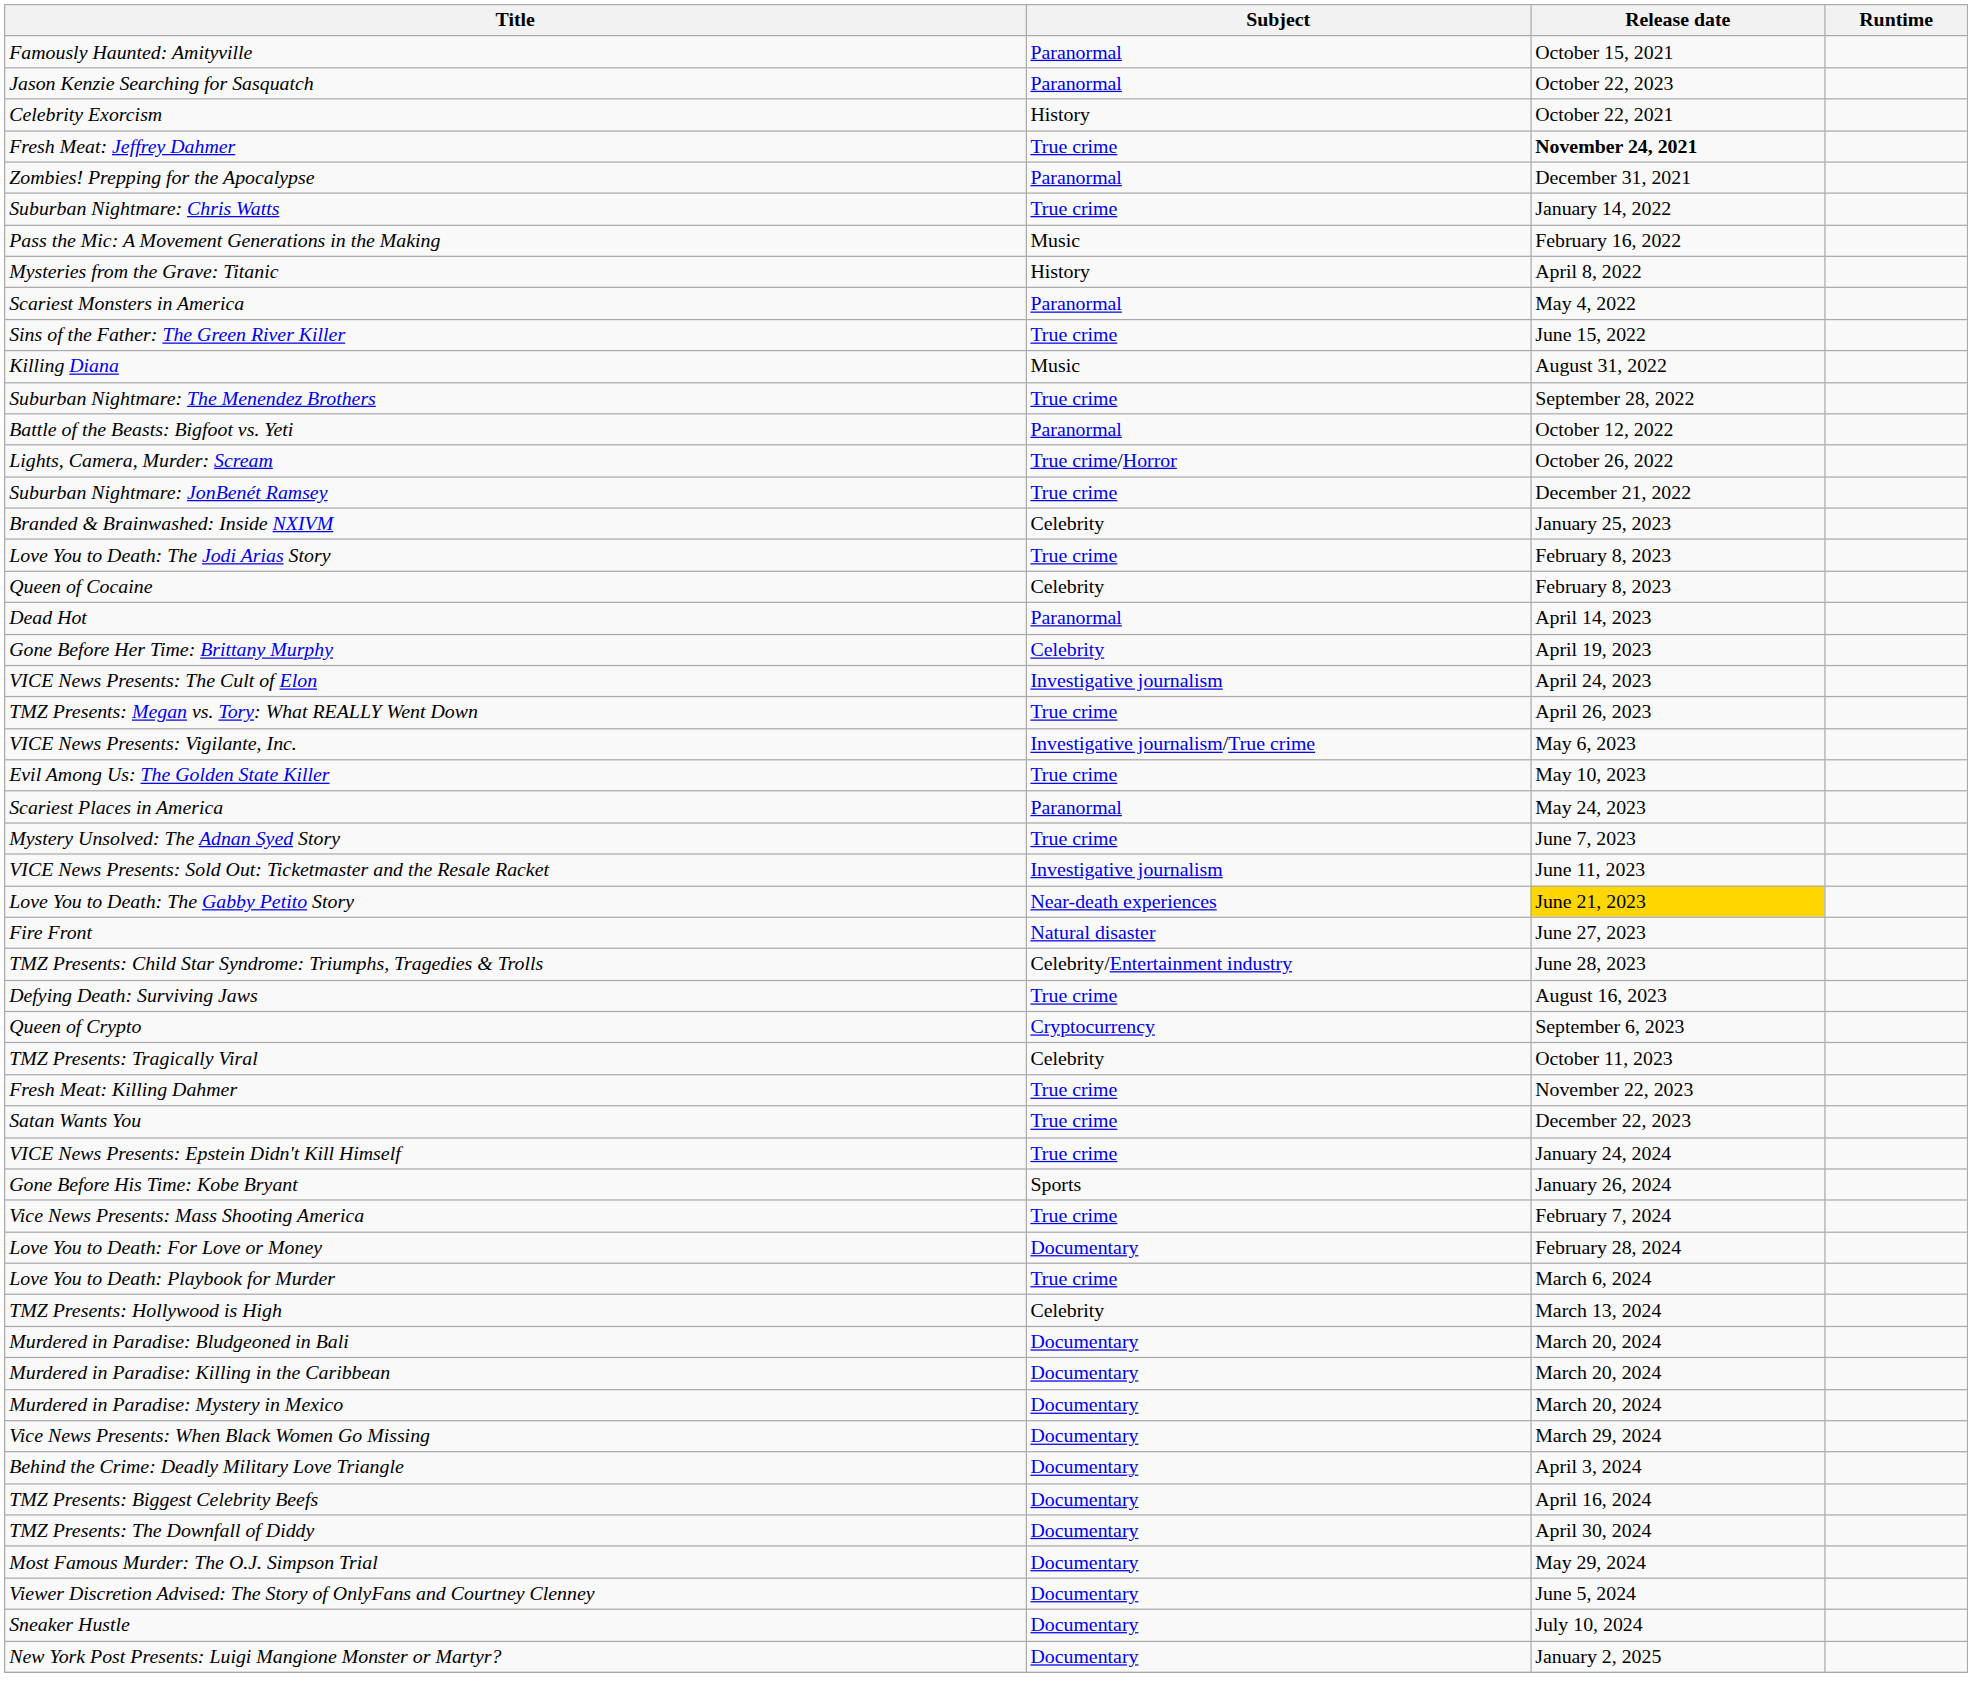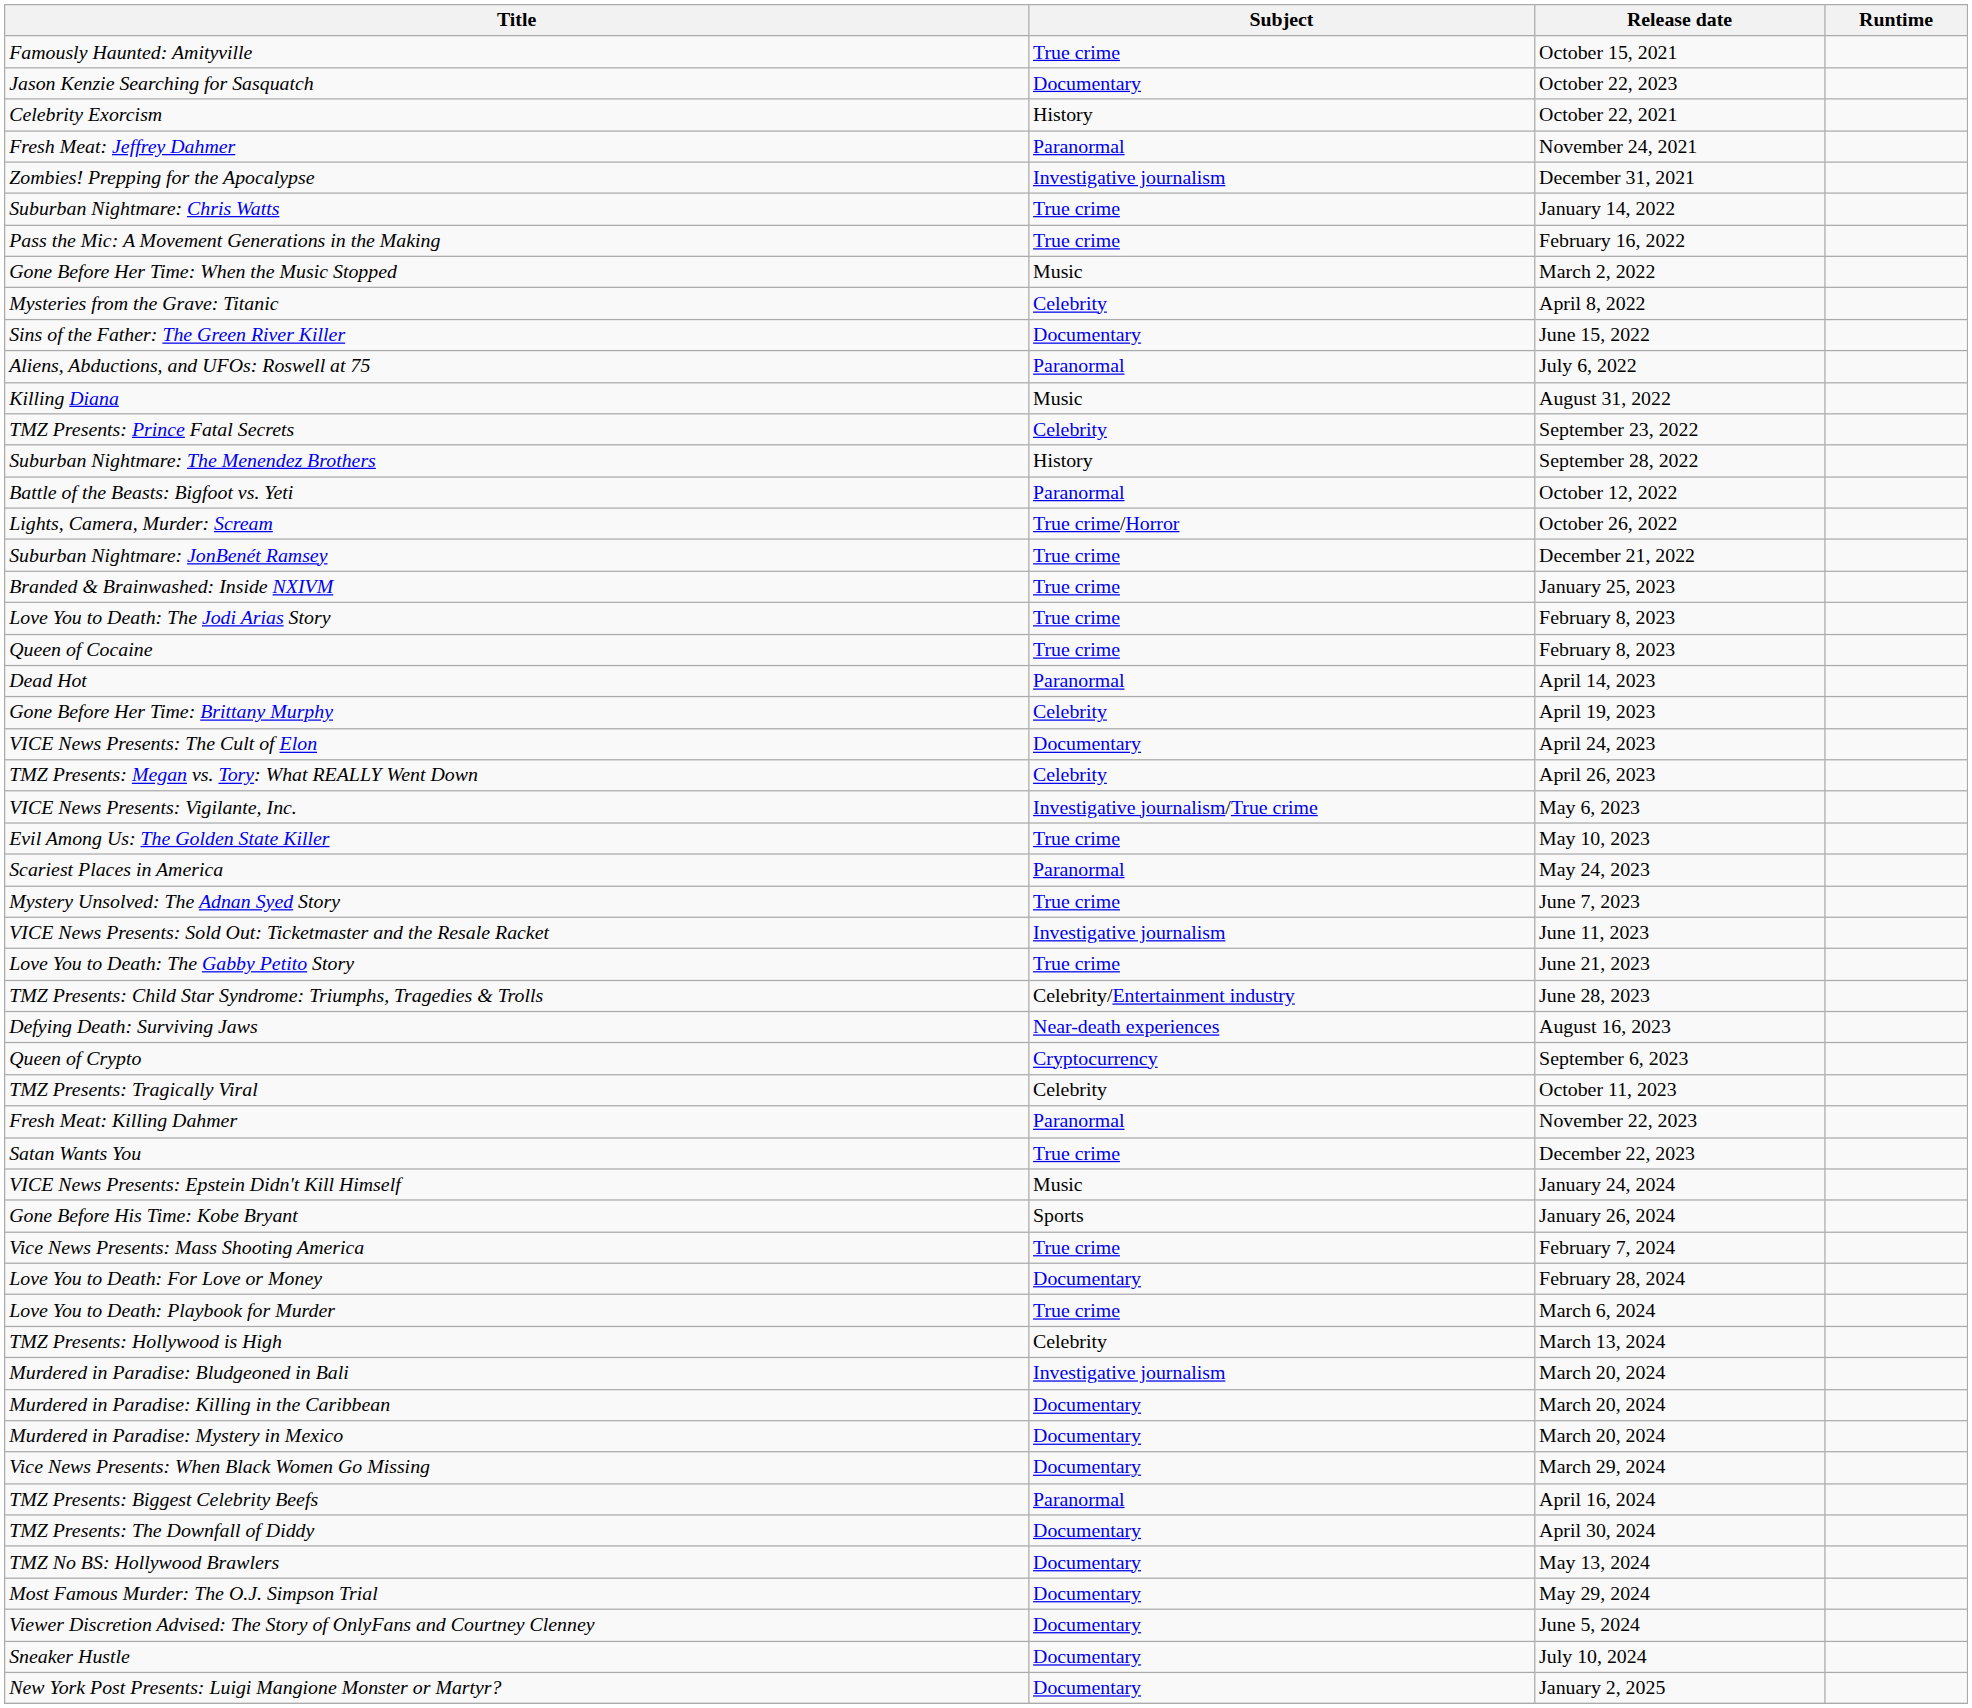(1076, 51) Paranormal -> (1077, 51) True crime
(1076, 83) Paranormal -> (1087, 83) Documentary
(1074, 146) True crime -> (1079, 146) Paranormal
(1616, 146) bold -> (1618, 146) normal
(1076, 177) Paranormal -> (1129, 177) Investigative journalism
(1055, 240) Music -> (1077, 240) True crime
+ row: (203, 271)
(1060, 271) History -> (1070, 303) Celebrity
- row: (127, 303)
(1074, 334) True crime -> (1087, 334) Documentary
+ row: (190, 366)
+ row: (152, 429)
(1074, 397) True crime -> (1063, 460) History
(1067, 523) Celebrity -> (1077, 586) True crime
(1067, 586) Celebrity -> (1077, 649) True crime
(1127, 680) Investigative journalism -> (1087, 743) Documentary
(1074, 712) True crime -> (1070, 775) Celebrity
(1124, 901) Near-death experiences -> (1077, 964) True crime
(1591, 901) gold background -> (1595, 964) no background
- row: (51, 932)
(1074, 995) True crime -> (1126, 1027) Near-death experiences
(1074, 1090) True crime -> (1079, 1121) Paranormal
(1074, 1152) True crime -> (1058, 1184) Music
(1084, 1341) Documentary -> (1129, 1373) Investigative journalism
- row: (206, 1467)
(1084, 1499) Documentary -> (1079, 1499) Paranormal
+ row: (144, 1562)
